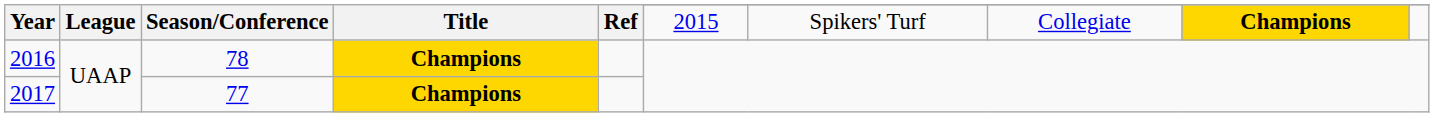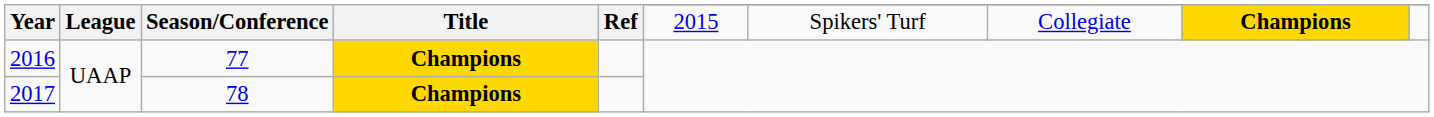(237, 58) 78 -> (237, 58) 77
(237, 93) 77 -> (237, 93) 78
